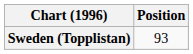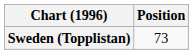(161, 37) 93 -> (161, 37) 73
